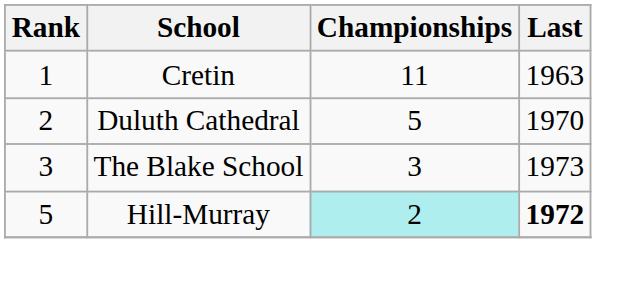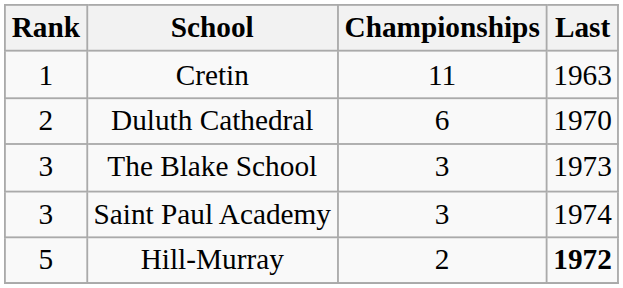(414, 120) 5 -> (442, 120) 6
+ row: (212, 213)
(414, 213) paleturquoise background -> (442, 259) no background
